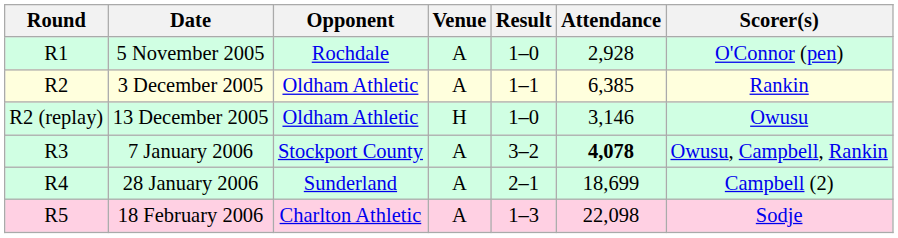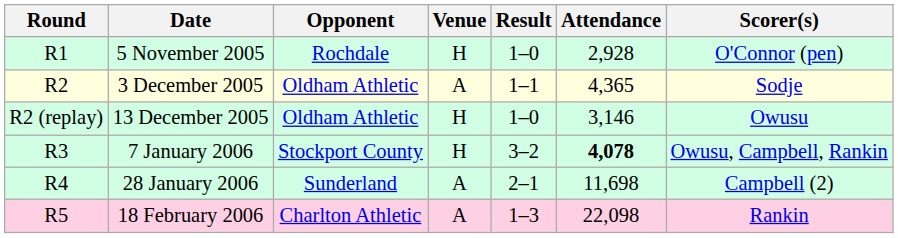(459, 53) A -> (459, 53) H
(611, 85) 6,385 -> (611, 85) 4,365
(779, 85) Rankin -> (779, 85) Sodje
(459, 150) A -> (459, 150) H
(611, 183) 18,699 -> (611, 183) 11,698
(779, 215) Sodje -> (779, 215) Rankin
